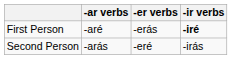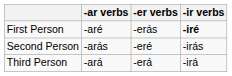+ row: (37, 63)
